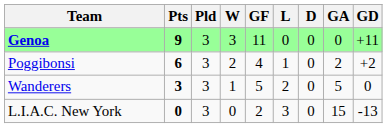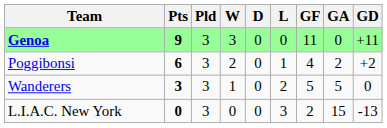columns swapped: (311, 16) <-> (259, 16)
